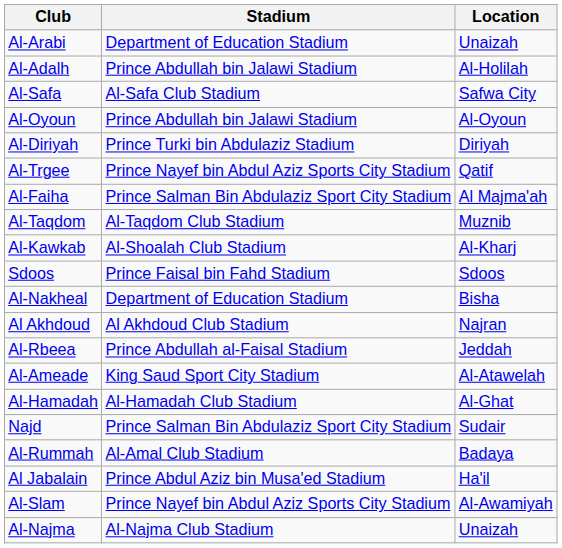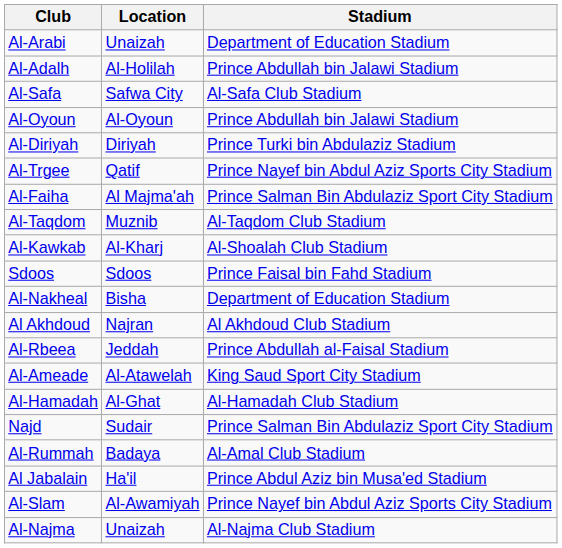columns swapped: (506, 17) <-> (278, 17)
